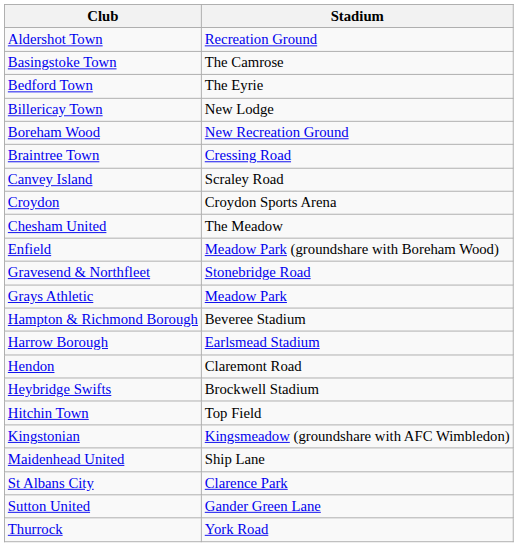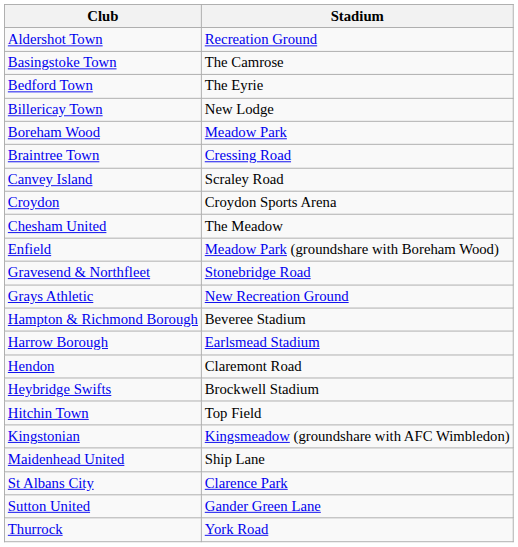(277, 132) New Recreation Ground -> (246, 132) Meadow Park
(246, 296) Meadow Park -> (277, 296) New Recreation Ground
